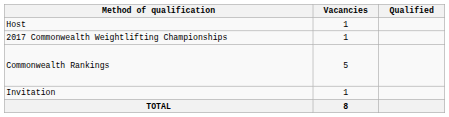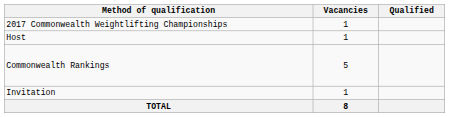rows swapped: (16, 24) <-> (117, 38)
